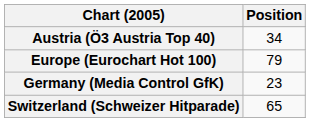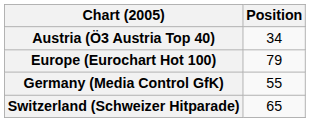(274, 83) 23 -> (274, 83) 55
